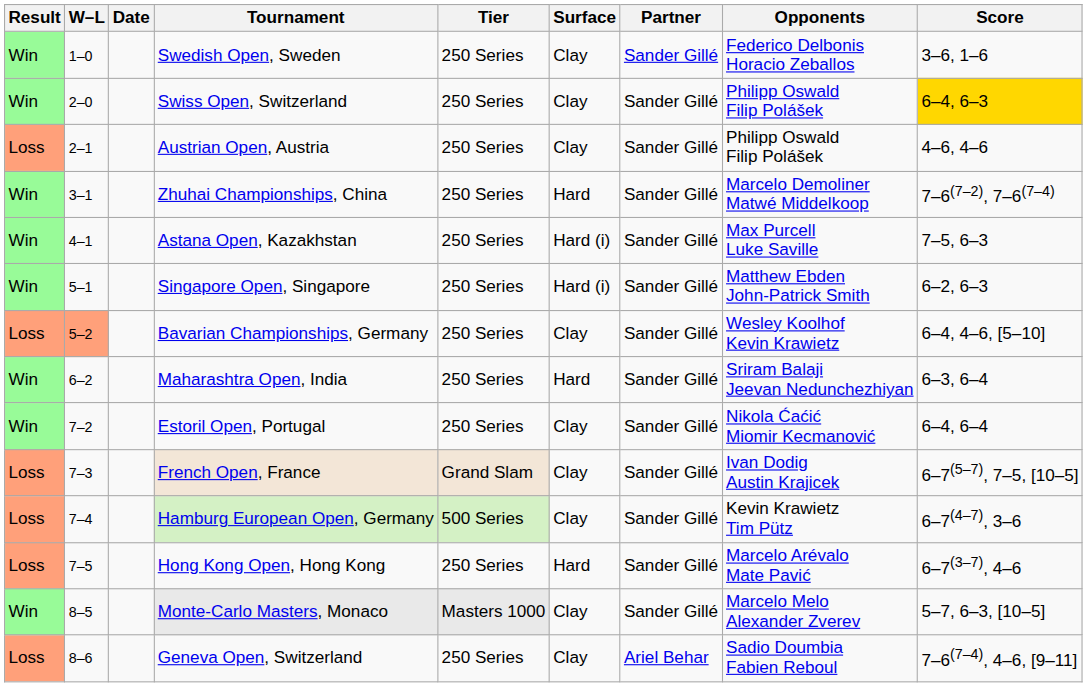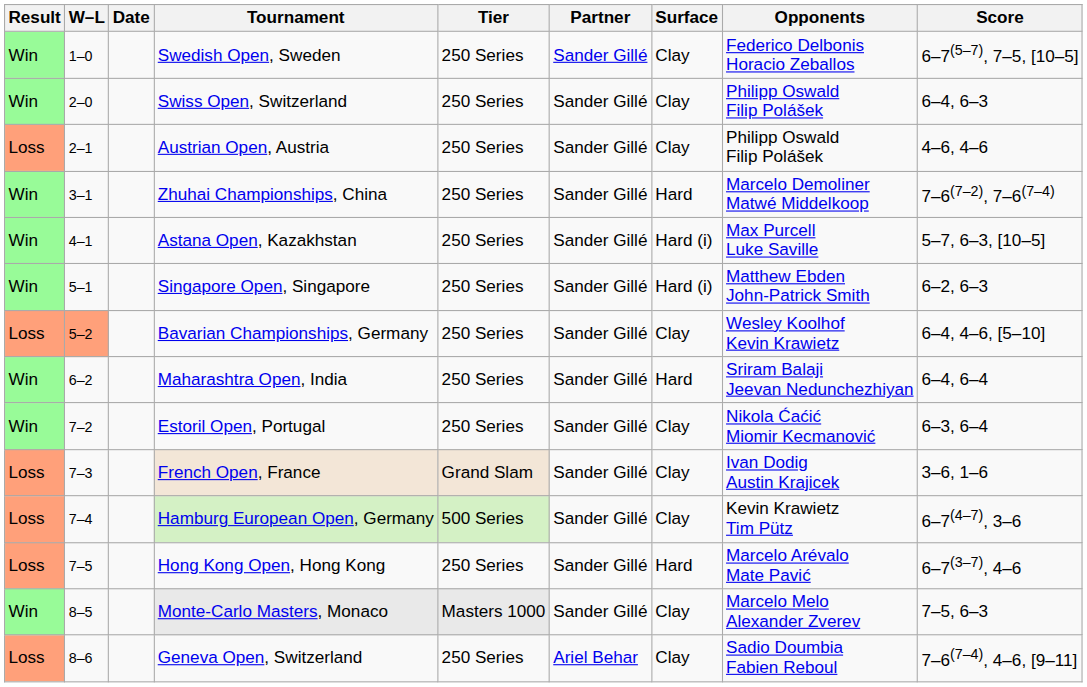columns swapped: (585, 18) <-> (671, 18)
(955, 54) 3–6, 1–6 -> (1000, 54) 6–7(5–7), 7–5, [10–5]
(955, 101) gold background -> (955, 101) no background
(955, 240) 7–5, 6–3 -> (983, 240) 5–7, 6–3, [10–5]
(955, 379) 6–3, 6–4 -> (955, 379) 6–4, 6–4
(955, 426) 6–4, 6–4 -> (955, 426) 6–3, 6–4
(1000, 472) 6–7(5–7), 7–5, [10–5] -> (955, 472) 3–6, 1–6
(983, 611) 5–7, 6–3, [10–5] -> (955, 611) 7–5, 6–3
